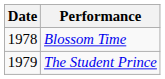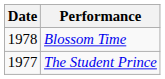(23, 62) 1979 -> (23, 62) 1977
